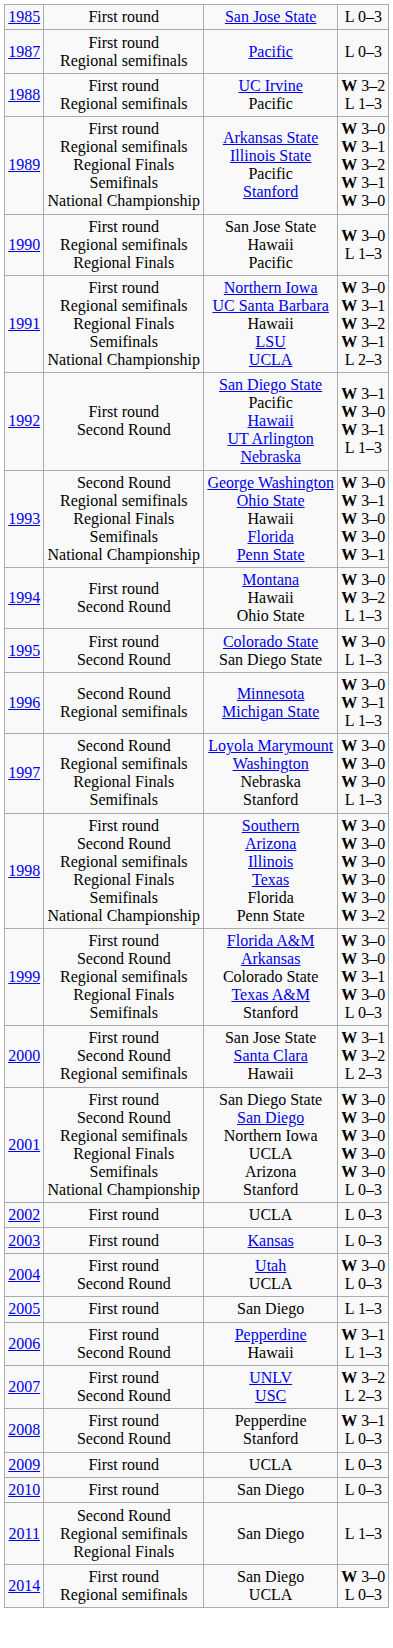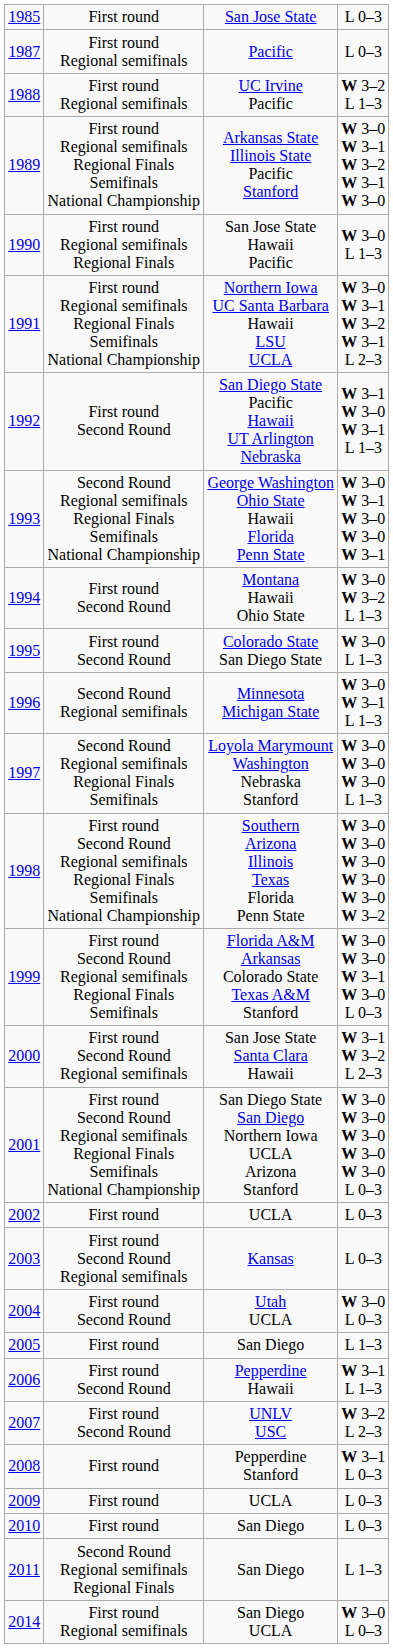(124, 1240) First round -> (124, 1258) First round Second Round Regional semifinals
(124, 1430) First round Second Round -> (124, 1466) First round
